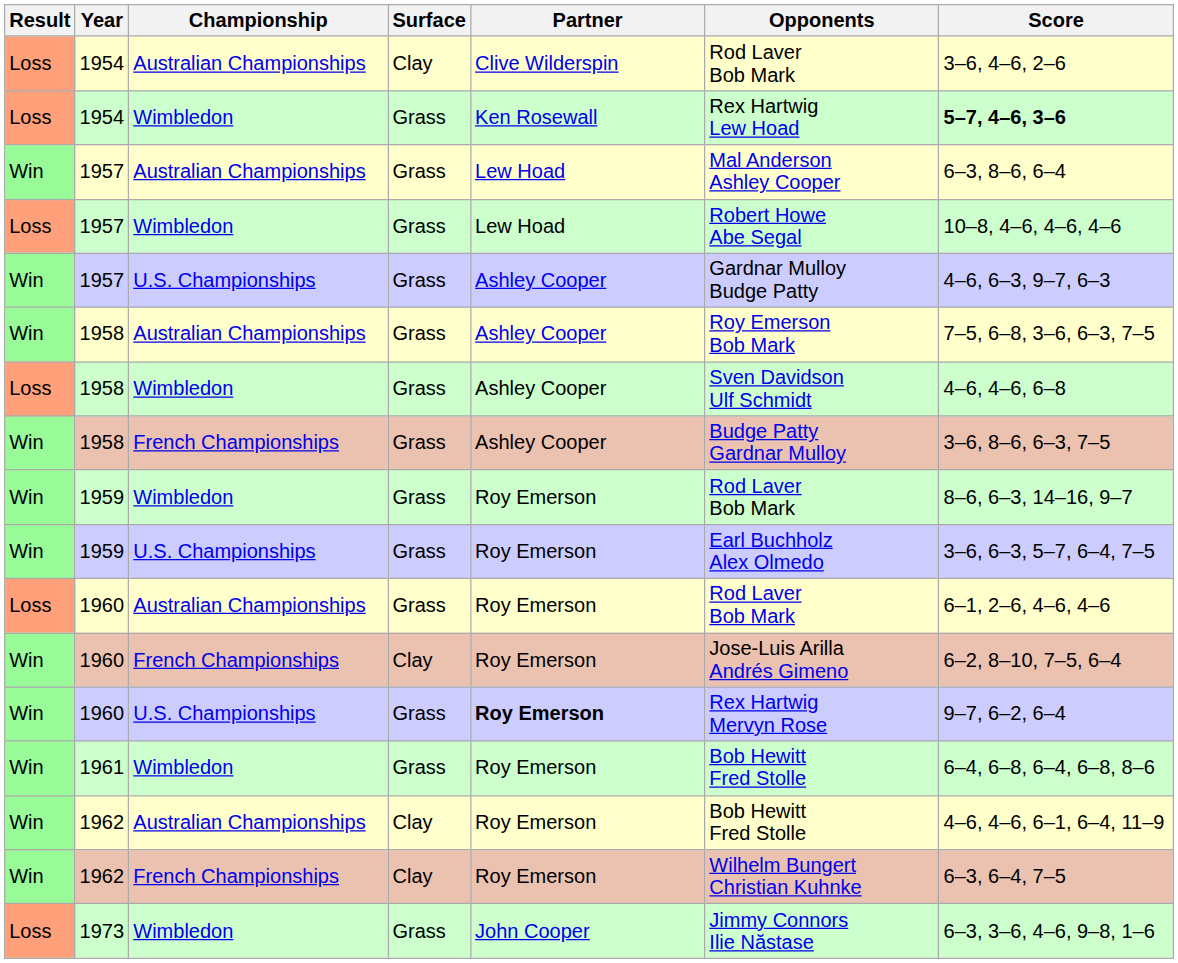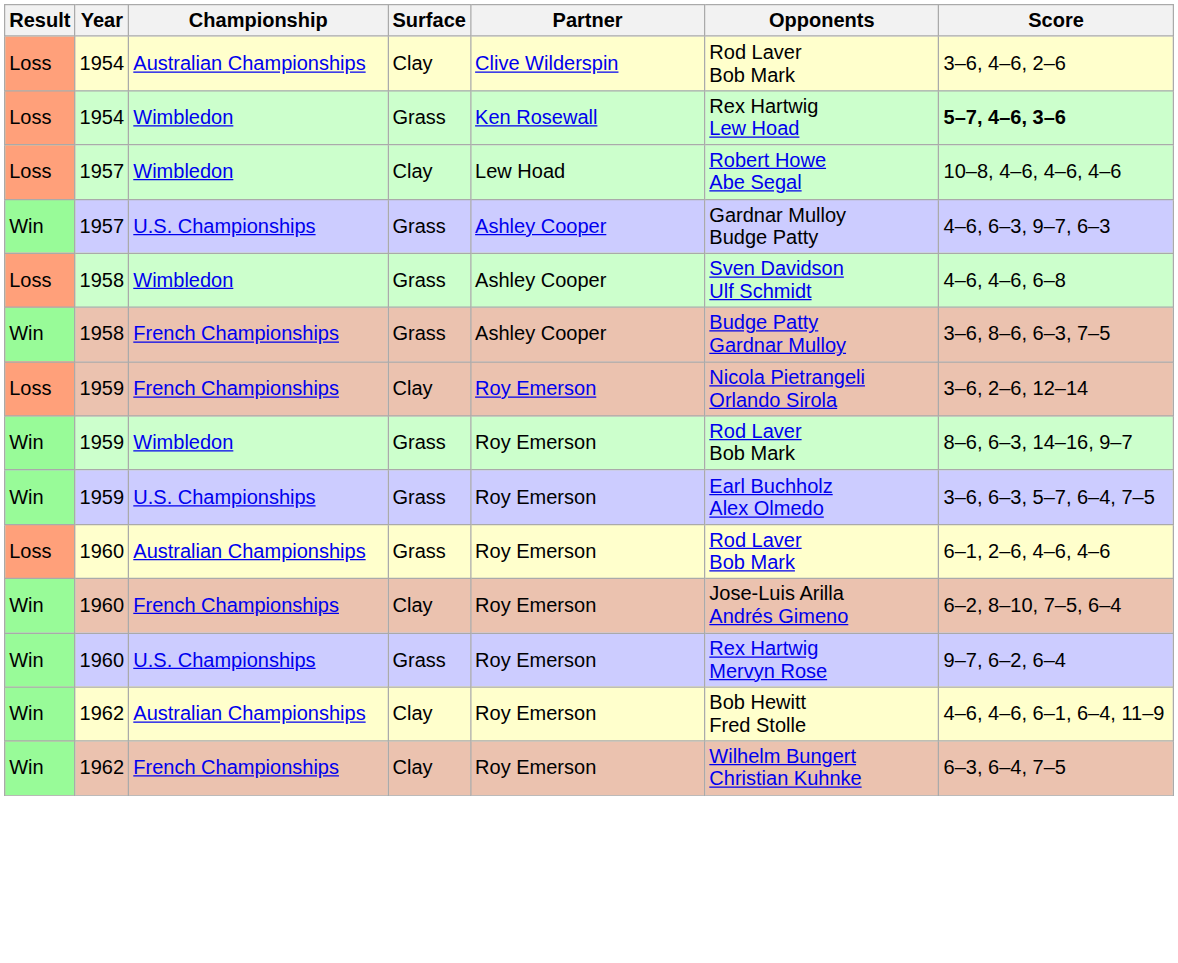- row: (102, 171)
(419, 225) Grass -> (413, 171) Clay
- row: (102, 334)
+ row: (102, 388)
(540, 713) bold -> (536, 659) normal
- row: (102, 768)
- row: (102, 930)
